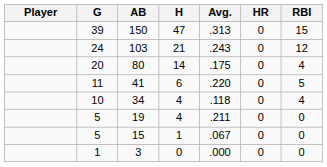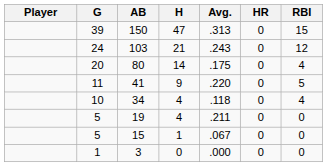(179, 83) 6 -> (179, 83) 9
